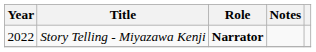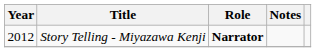(21, 36) 2022 -> (21, 36) 2012
